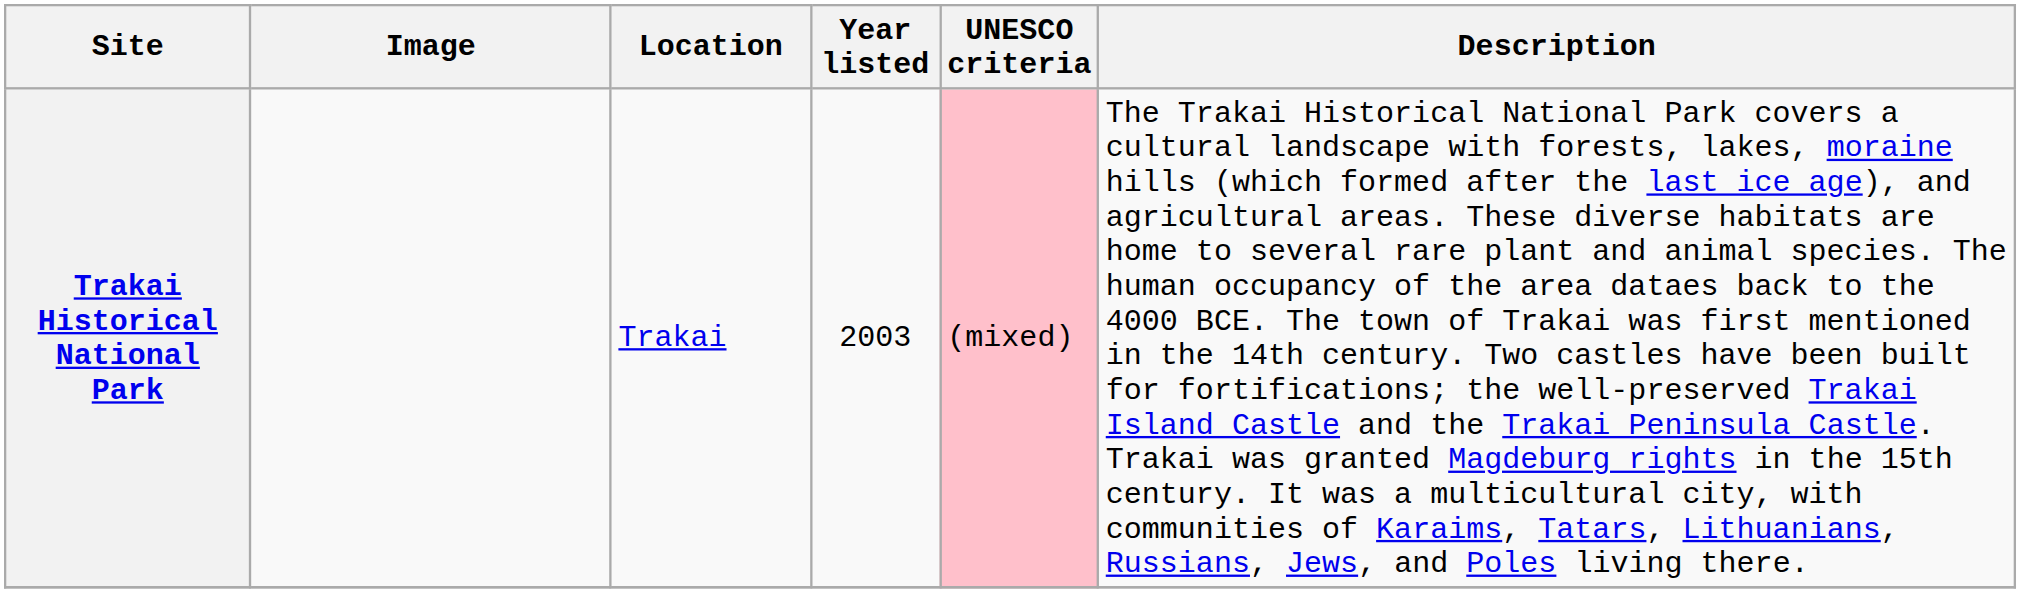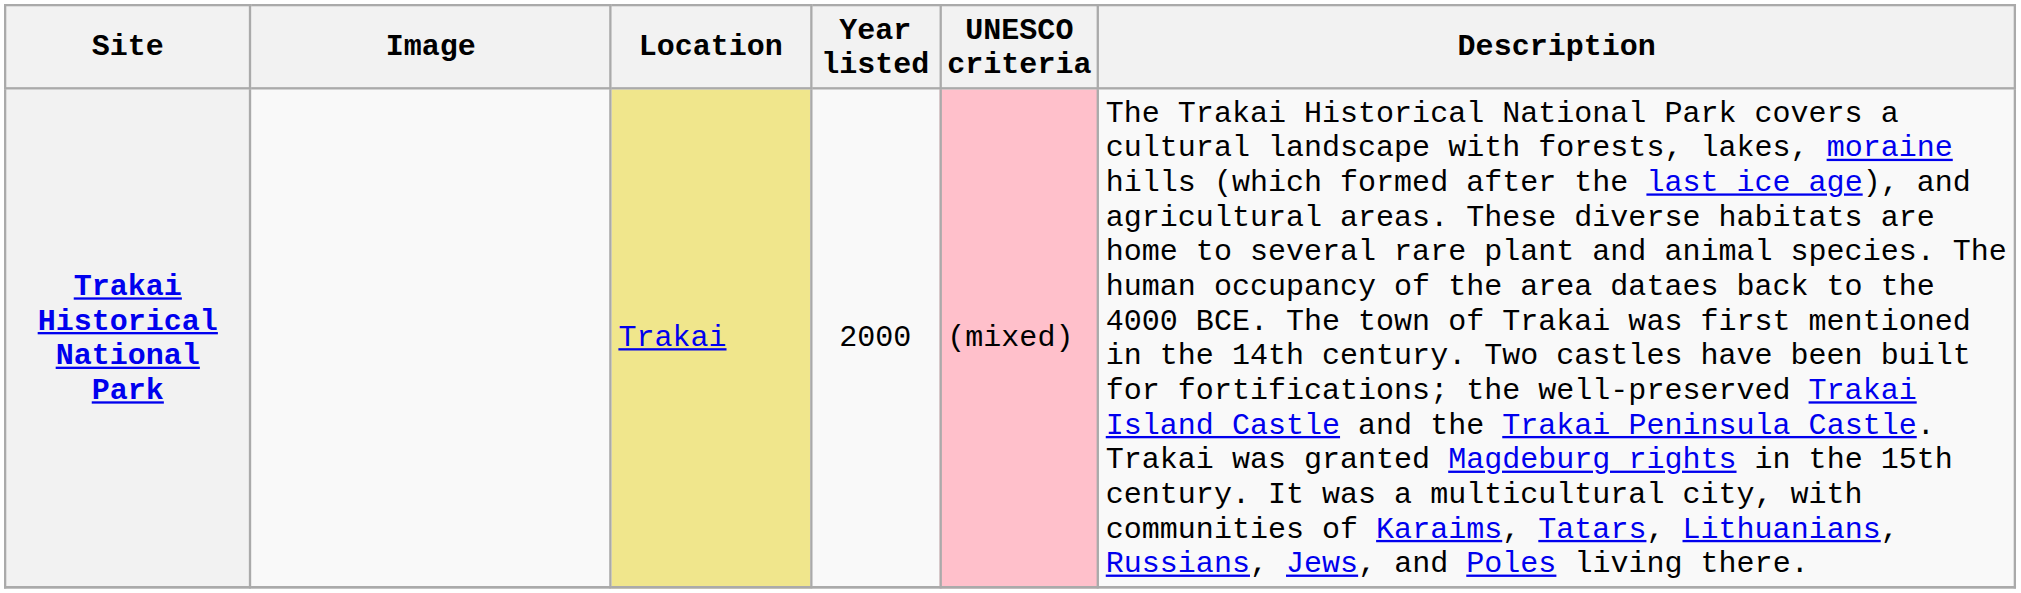(672, 338) no background -> (672, 338) khaki background
(875, 338) 2003 -> (875, 338) 2000
